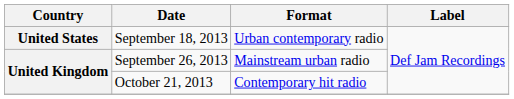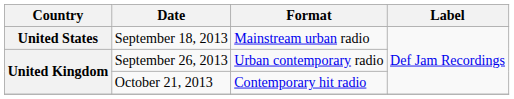(309, 37) Urban contemporary radio -> (302, 37) Mainstream urban radio
(302, 60) Mainstream urban radio -> (309, 60) Urban contemporary radio
